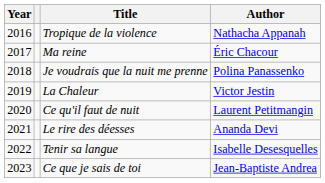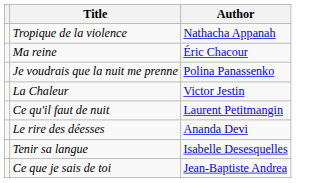- column: (19, 14)
